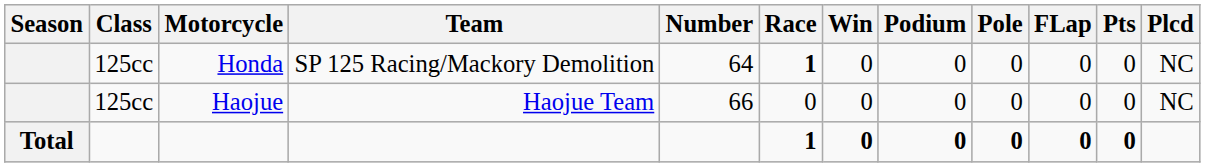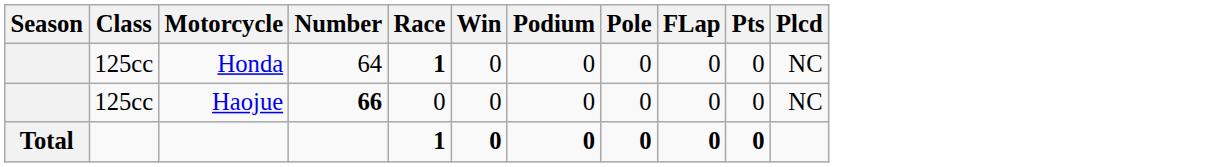- column: (474, 24)
(741, 102) normal -> (370, 102) bold
